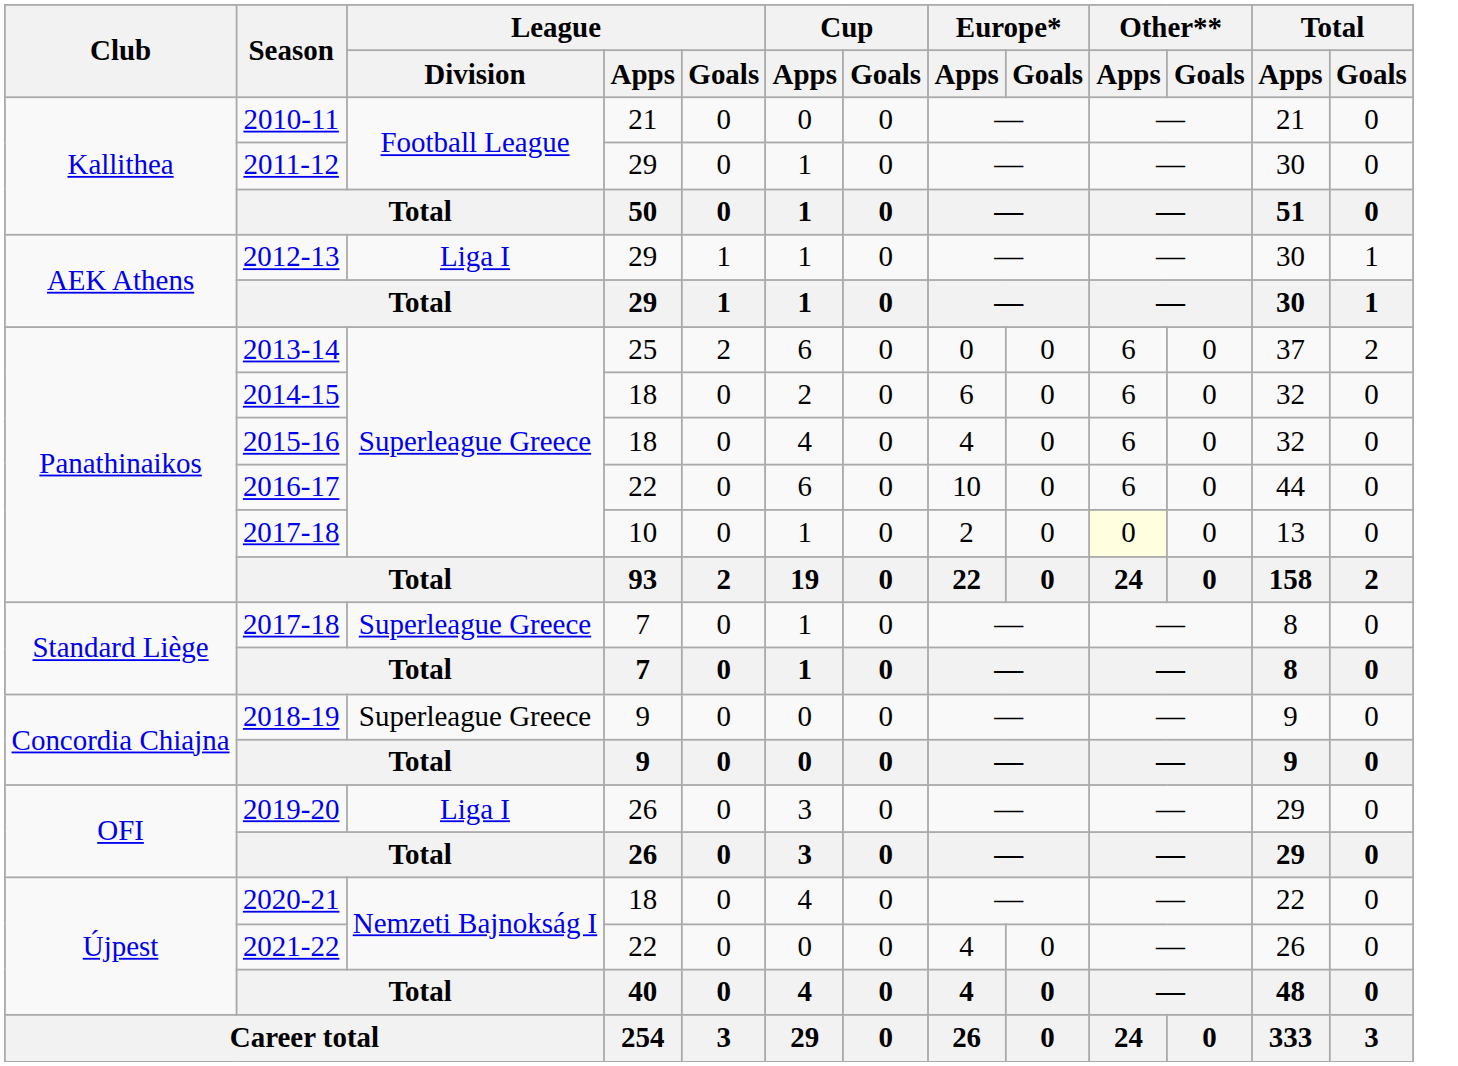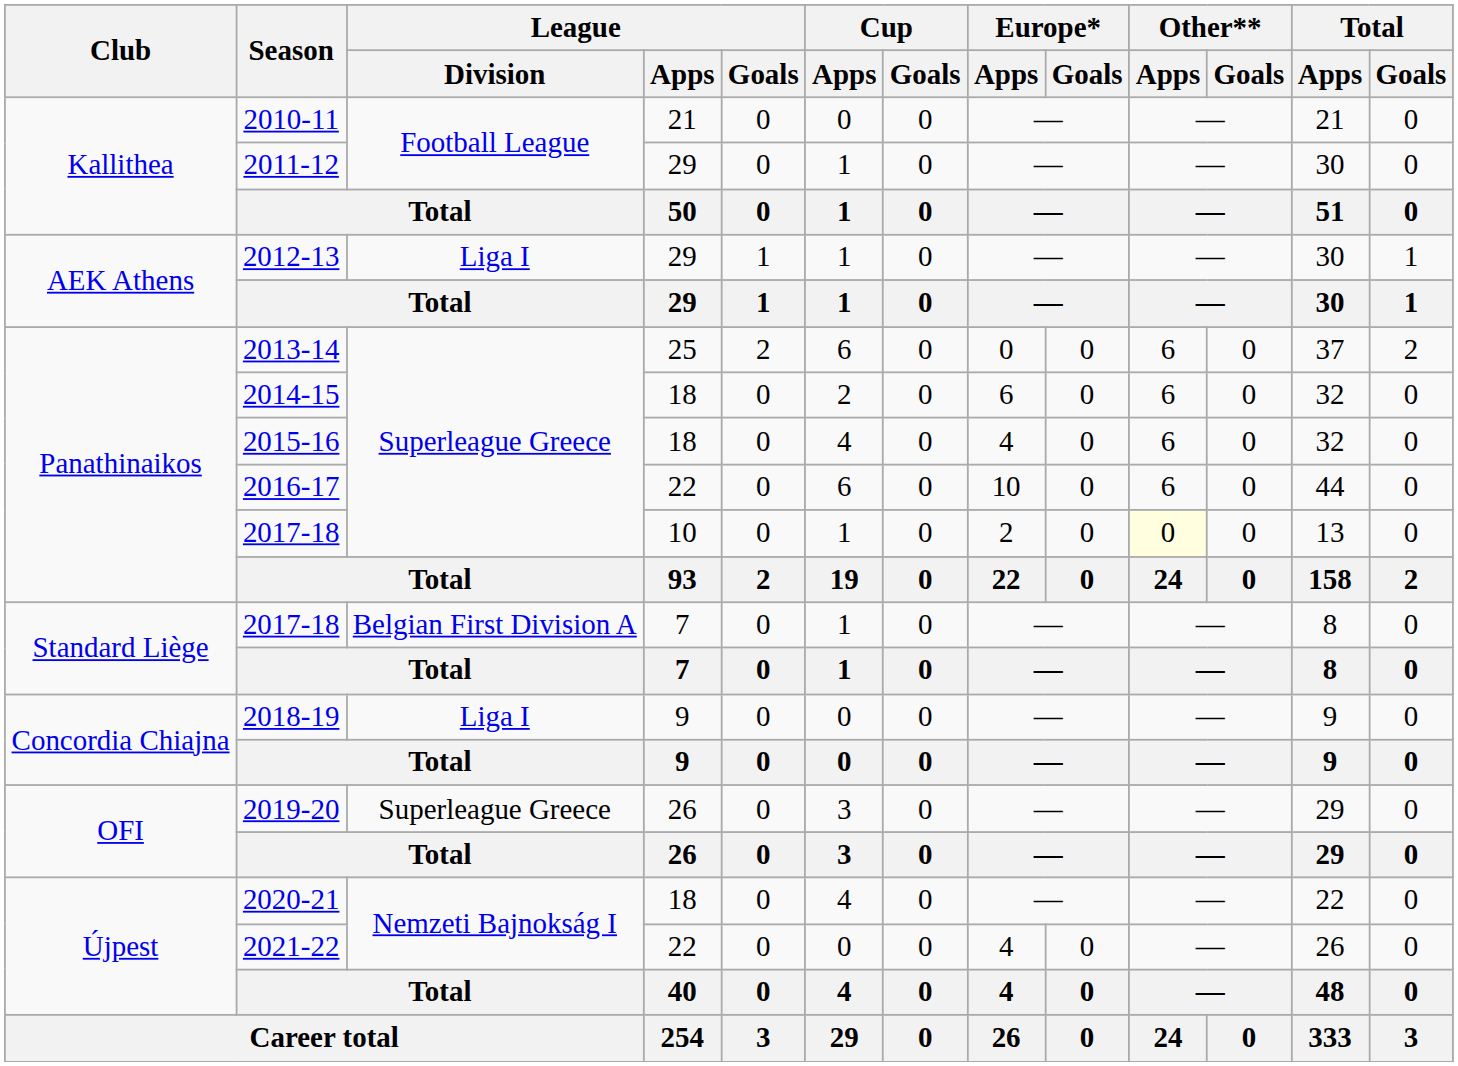(475, 624) Superleague Greece -> (495, 624) Belgian First Division A
(475, 716) Superleague Greece -> (495, 716) Liga I
(475, 808) Liga I -> (495, 808) Superleague Greece
